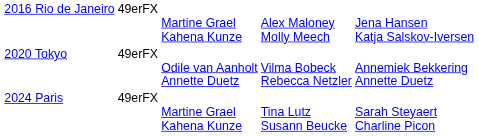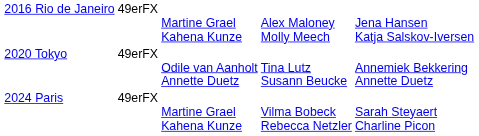(306, 74) Vilma Bobeck Rebecca Netzler -> (304, 74) Tina Lutz Susann Beucke
(304, 119) Tina Lutz Susann Beucke -> (306, 119) Vilma Bobeck Rebecca Netzler
